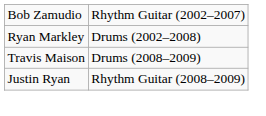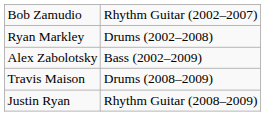+ row: (52, 57)
